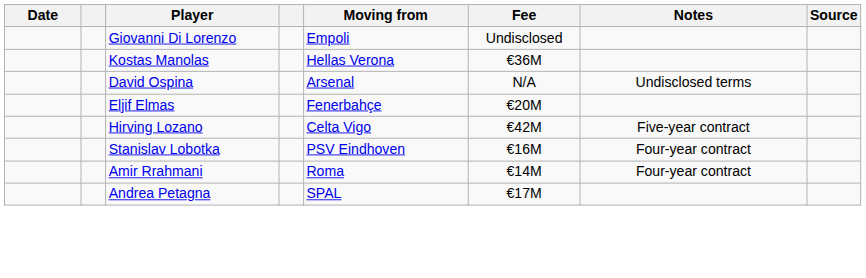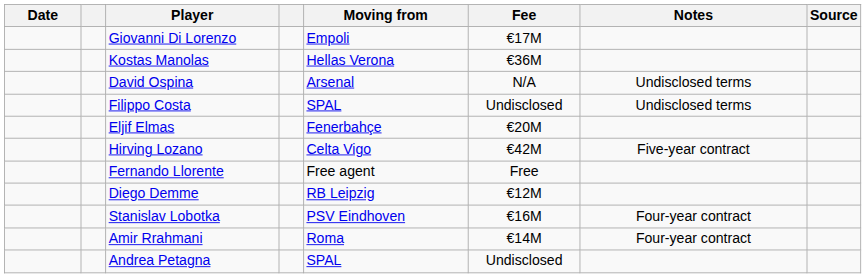(524, 37) Undisclosed -> (524, 37) €17M
+ row: (150, 104)
+ row: (166, 171)
+ row: (154, 194)
(524, 194) €17M -> (524, 261) Undisclosed
